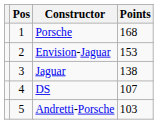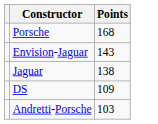- column: (21, 13)
(129, 51) 153 -> (106, 51) 143
(129, 89) 107 -> (106, 89) 109
